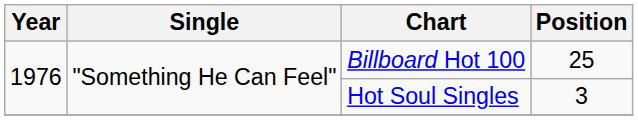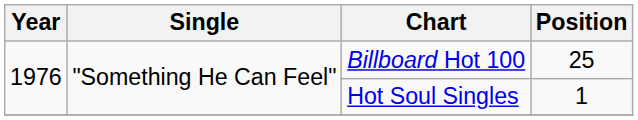(582, 96) 3 -> (582, 96) 1
